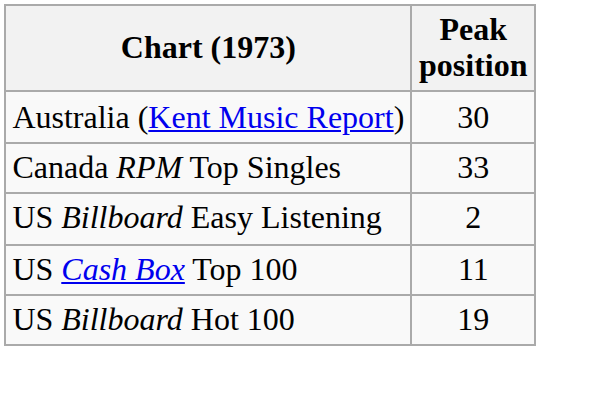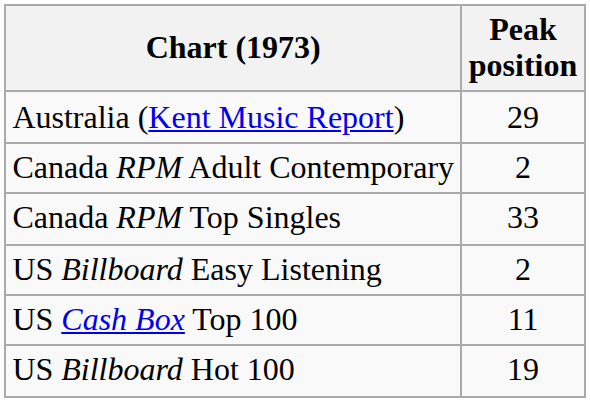(473, 116) 30 -> (523, 116) 29
+ row: (233, 167)
